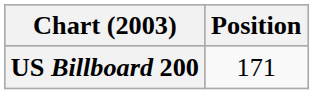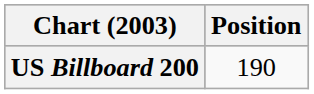(256, 66) 171 -> (256, 66) 190
